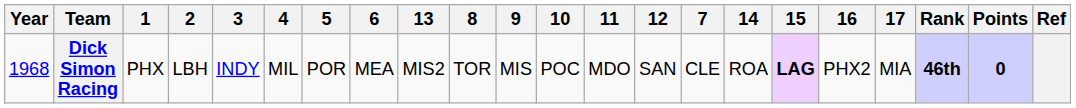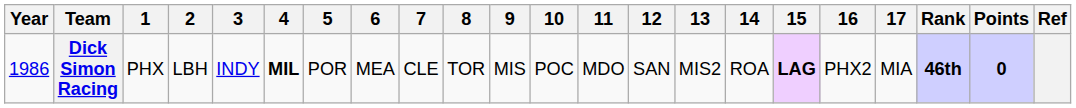columns swapped: (703, 19) <-> (424, 19)
(29, 68) 1968 -> (29, 68) 1986
(283, 68) normal -> (284, 68) bold
